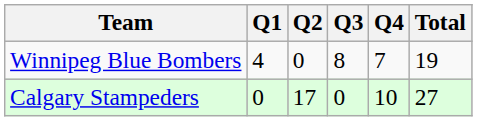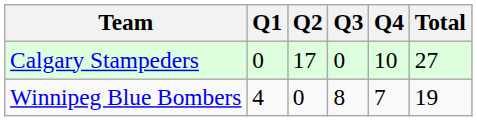rows swapped: (105, 97) <-> (126, 60)
